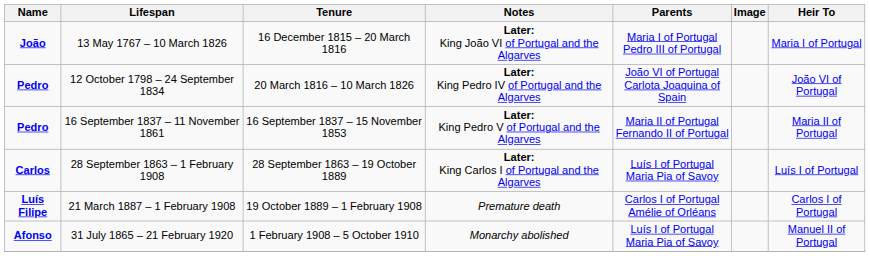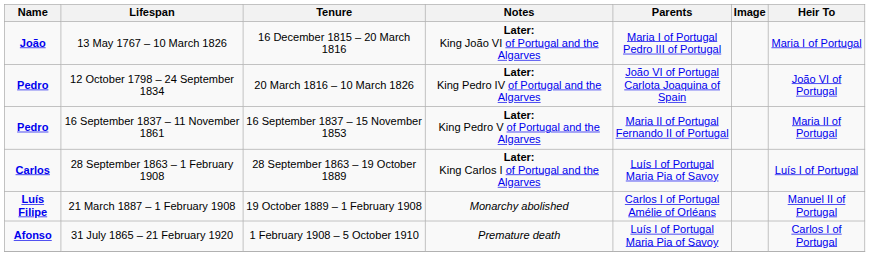(519, 206) Premature death -> (519, 206) Monarchy abolished
(817, 206) Carlos I of Portugal -> (817, 206) Manuel II of Portugal
(519, 236) Monarchy abolished -> (519, 236) Premature death
(817, 236) Manuel II of Portugal -> (817, 236) Carlos I of Portugal
